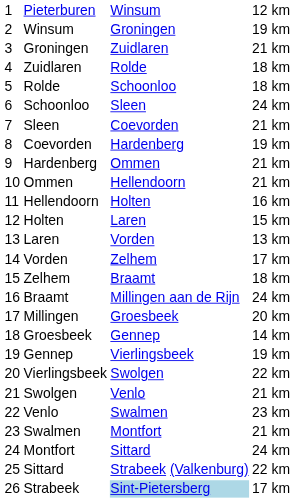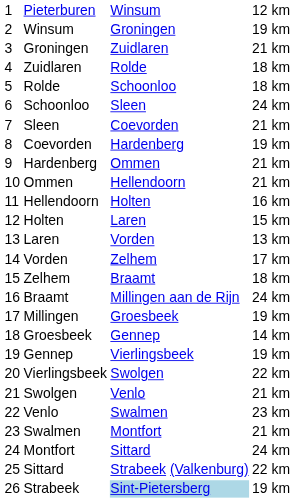(271, 316) 20 km -> (271, 316) 19 km
(271, 489) 17 km -> (271, 489) 19 km
